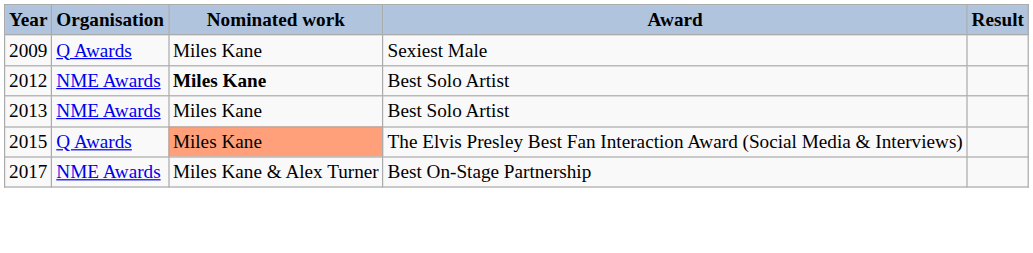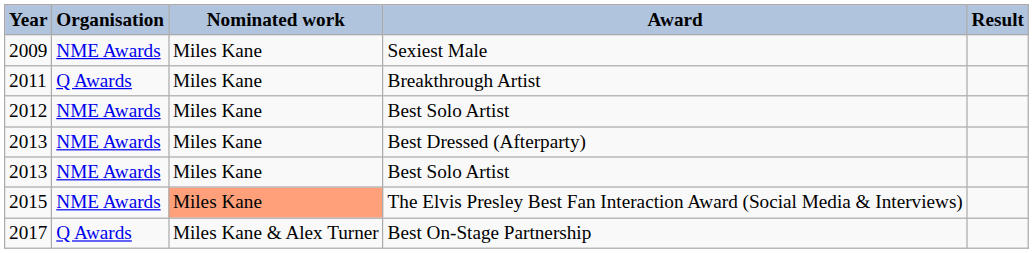(94, 50) Q Awards -> (108, 50) NME Awards
+ row: (28, 80)
(220, 80) bold -> (217, 111) normal
+ row: (28, 141)
(94, 141) Q Awards -> (108, 202) NME Awards
(108, 171) NME Awards -> (94, 232) Q Awards
